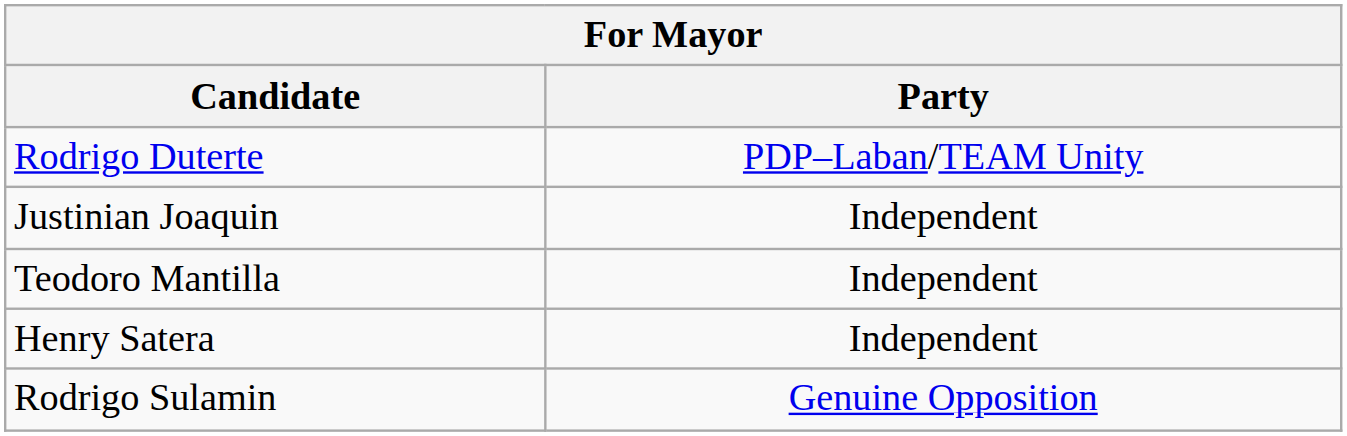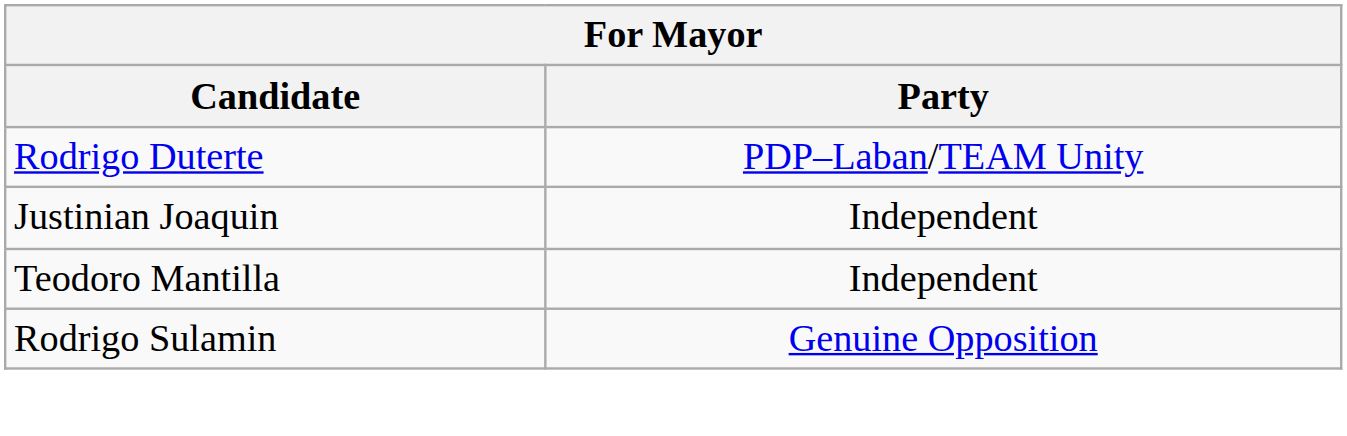- row: (114, 338)
